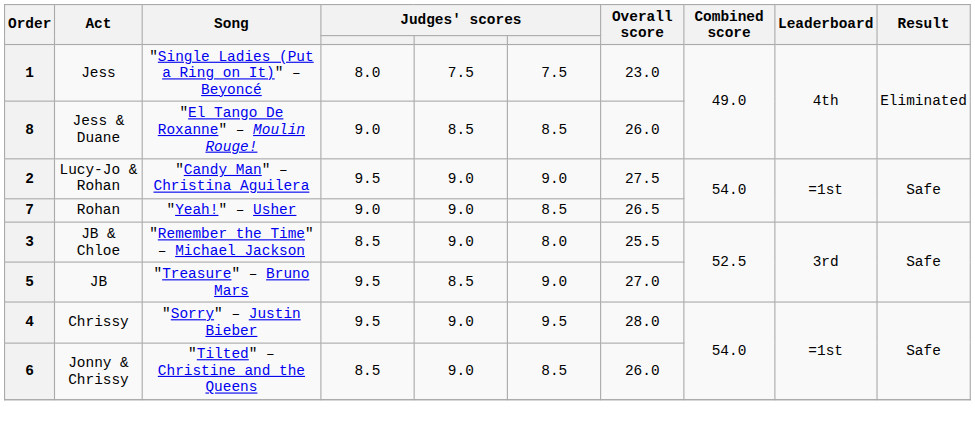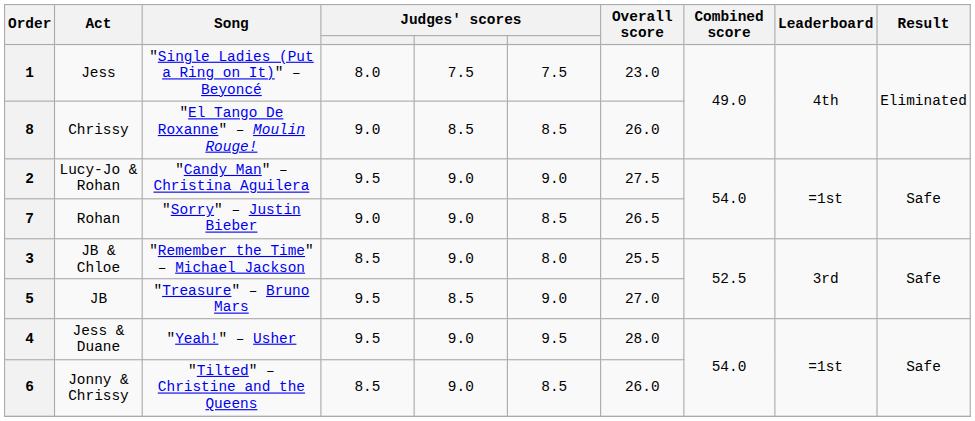(98, 130) Jess & Duane -> (98, 130) Chrissy
(231, 210) "Yeah!" – Usher -> (231, 219) "Sorry" – Justin Bieber
(98, 322) Chrissy -> (98, 339) Jess & Duane
(231, 322) "Sorry" – Justin Bieber -> (231, 339) "Yeah!" – Usher
